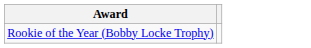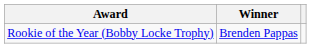+ column: (259, 14)
